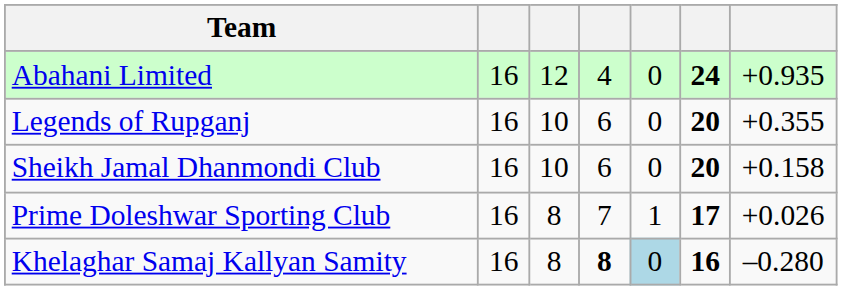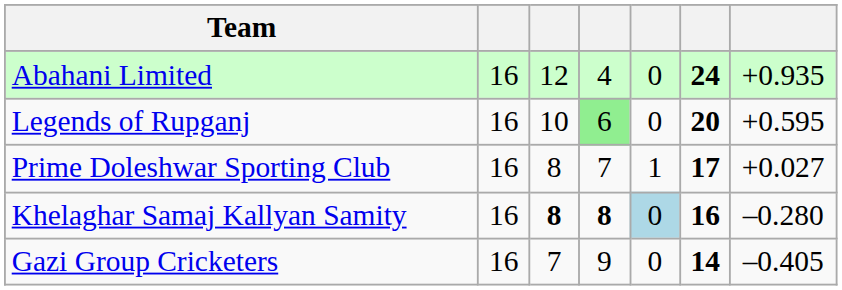(604, 121) no background -> (604, 121) lightgreen background
(783, 121) +0.355 -> (783, 121) +0.595
- row: (196, 167)
(783, 214) +0.026 -> (783, 167) +0.027
(554, 261) normal -> (554, 214) bold
+ row: (145, 261)
